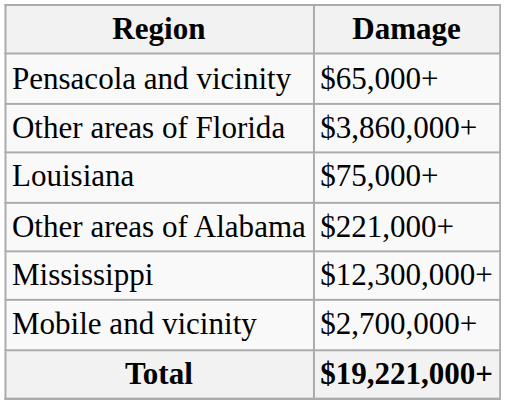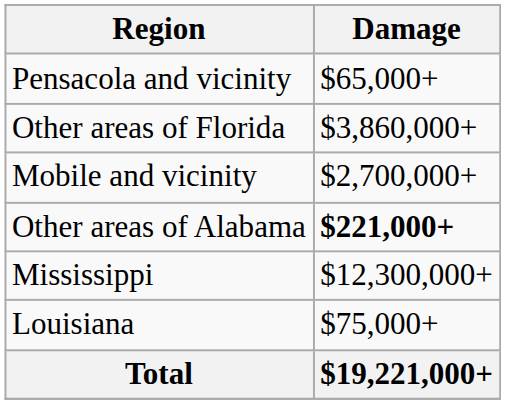rows swapped: (134, 324) <-> (73, 176)
(387, 226) normal -> (387, 226) bold
